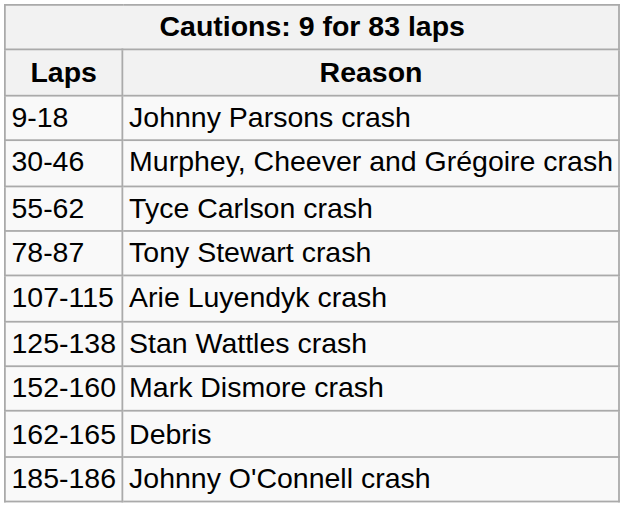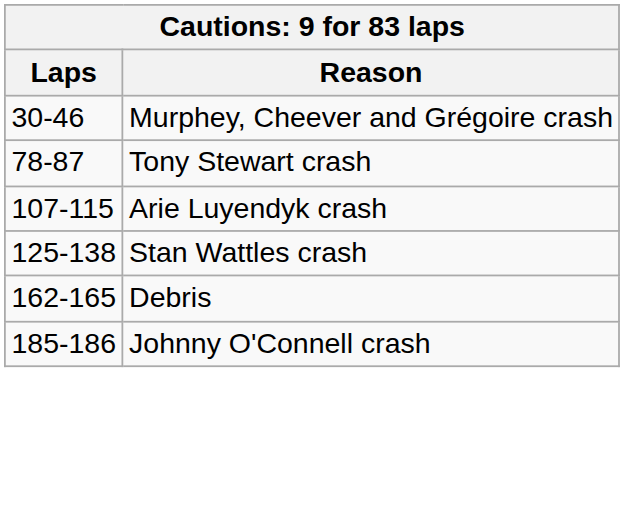- row: (270, 117)
- row: (251, 207)
- row: (256, 388)
